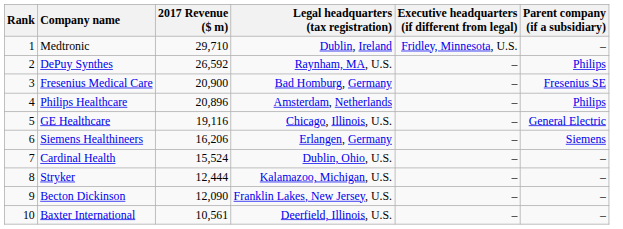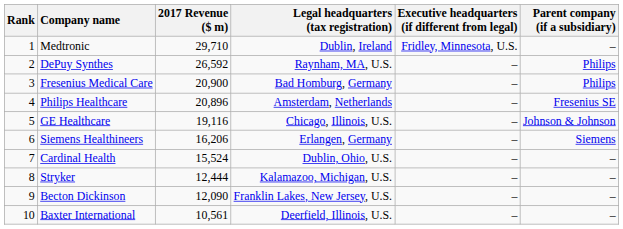(575, 83) Fresenius SE -> (599, 83) Philips
(589, 102) Philips -> (585, 102) Fresenius SE
(567, 121) General Electric -> (569, 121) Johnson & Johnson
